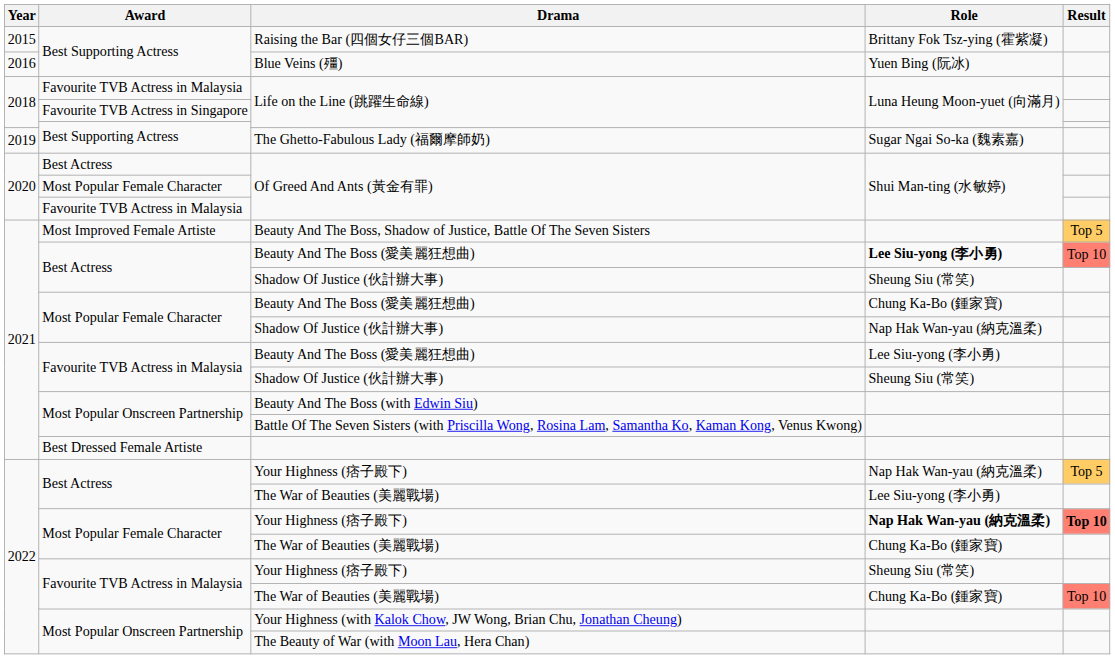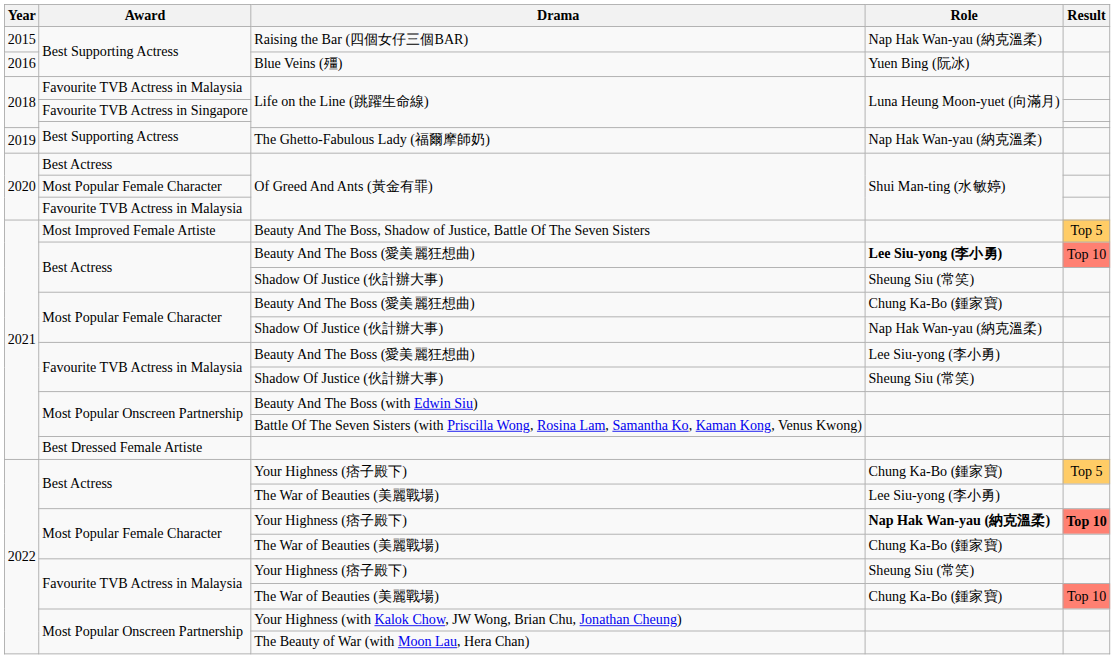(958, 38) Brittany Fok Tsz-ying (霍紫凝) -> (955, 38) Nap Hak Wan-yau (納克溫柔)
(946, 139) Sugar Ngai So-ka (魏素嘉) -> (955, 139) Nap Hak Wan-yau (納克溫柔)
(955, 471) Nap Hak Wan-yau (納克溫柔) -> (935, 471) Chung Ka-Bo (鍾家寶)
